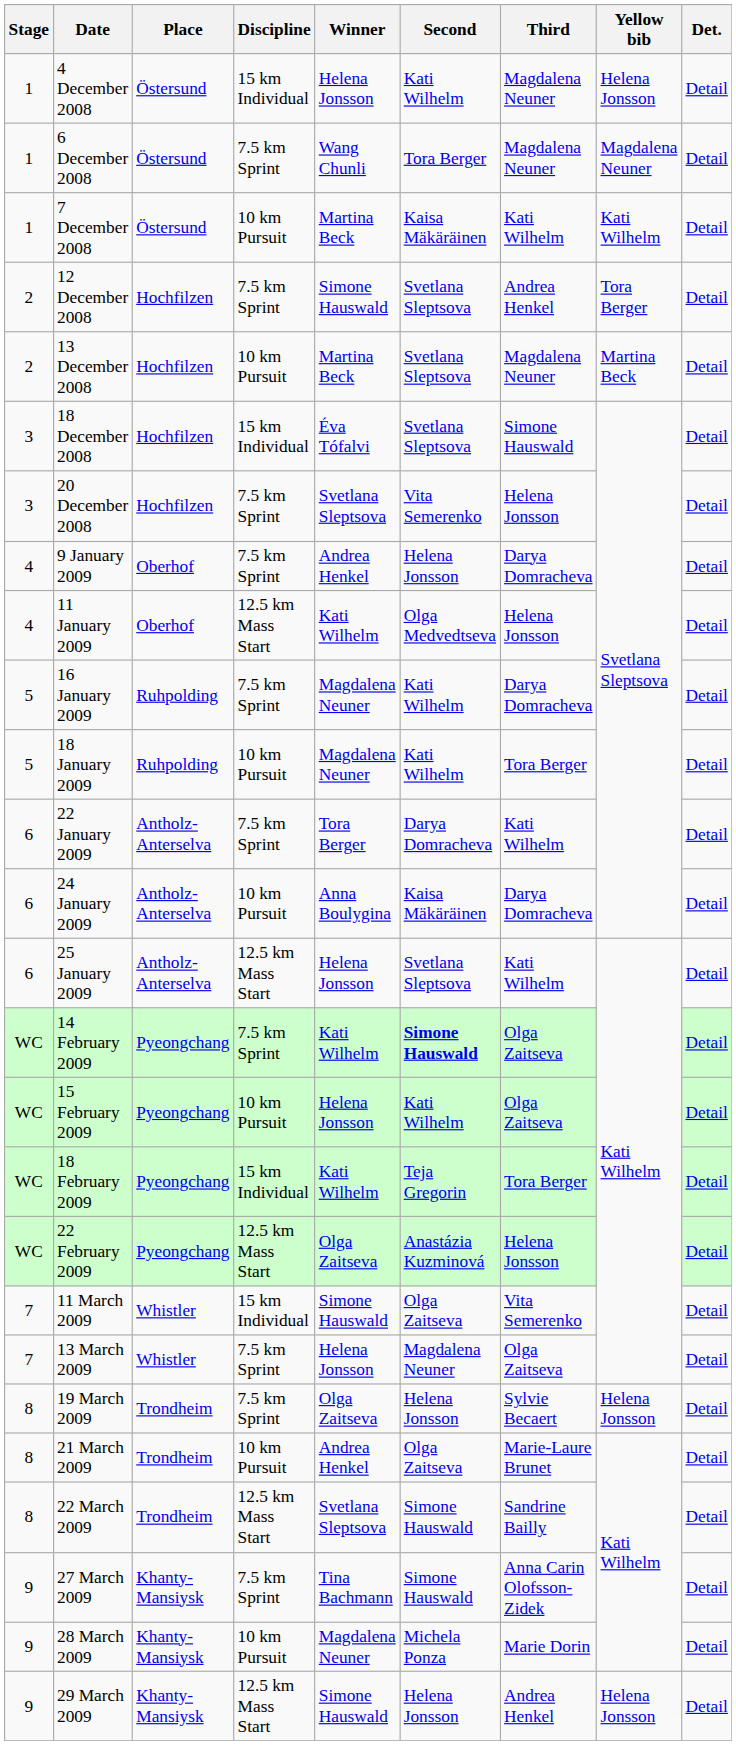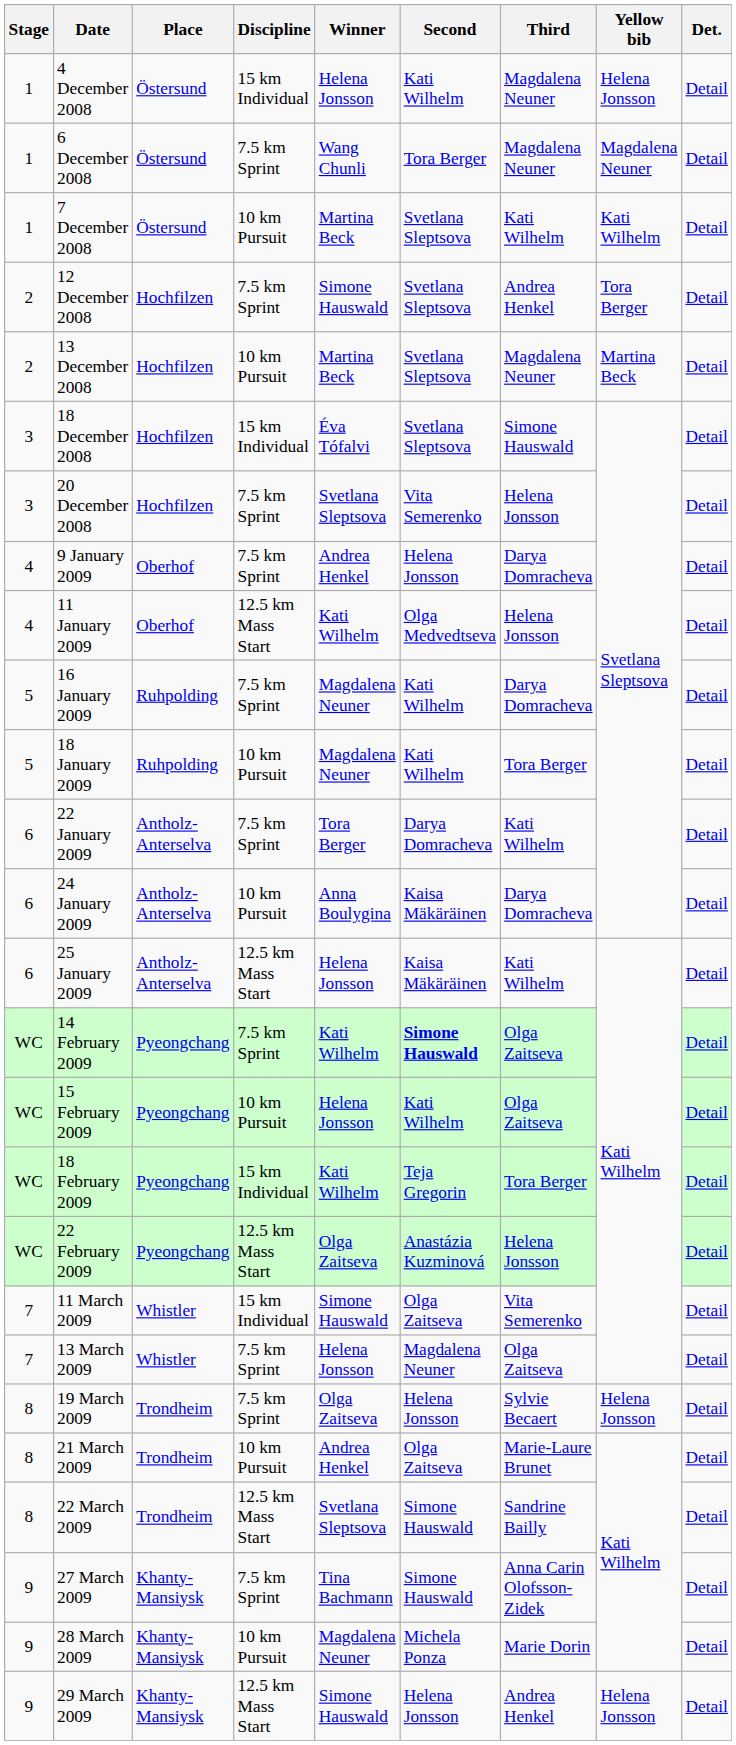(445, 227) Kaisa Mäkäräinen -> (437, 227) Svetlana Sleptsova
(437, 973) Svetlana Sleptsova -> (445, 973) Kaisa Mäkäräinen
